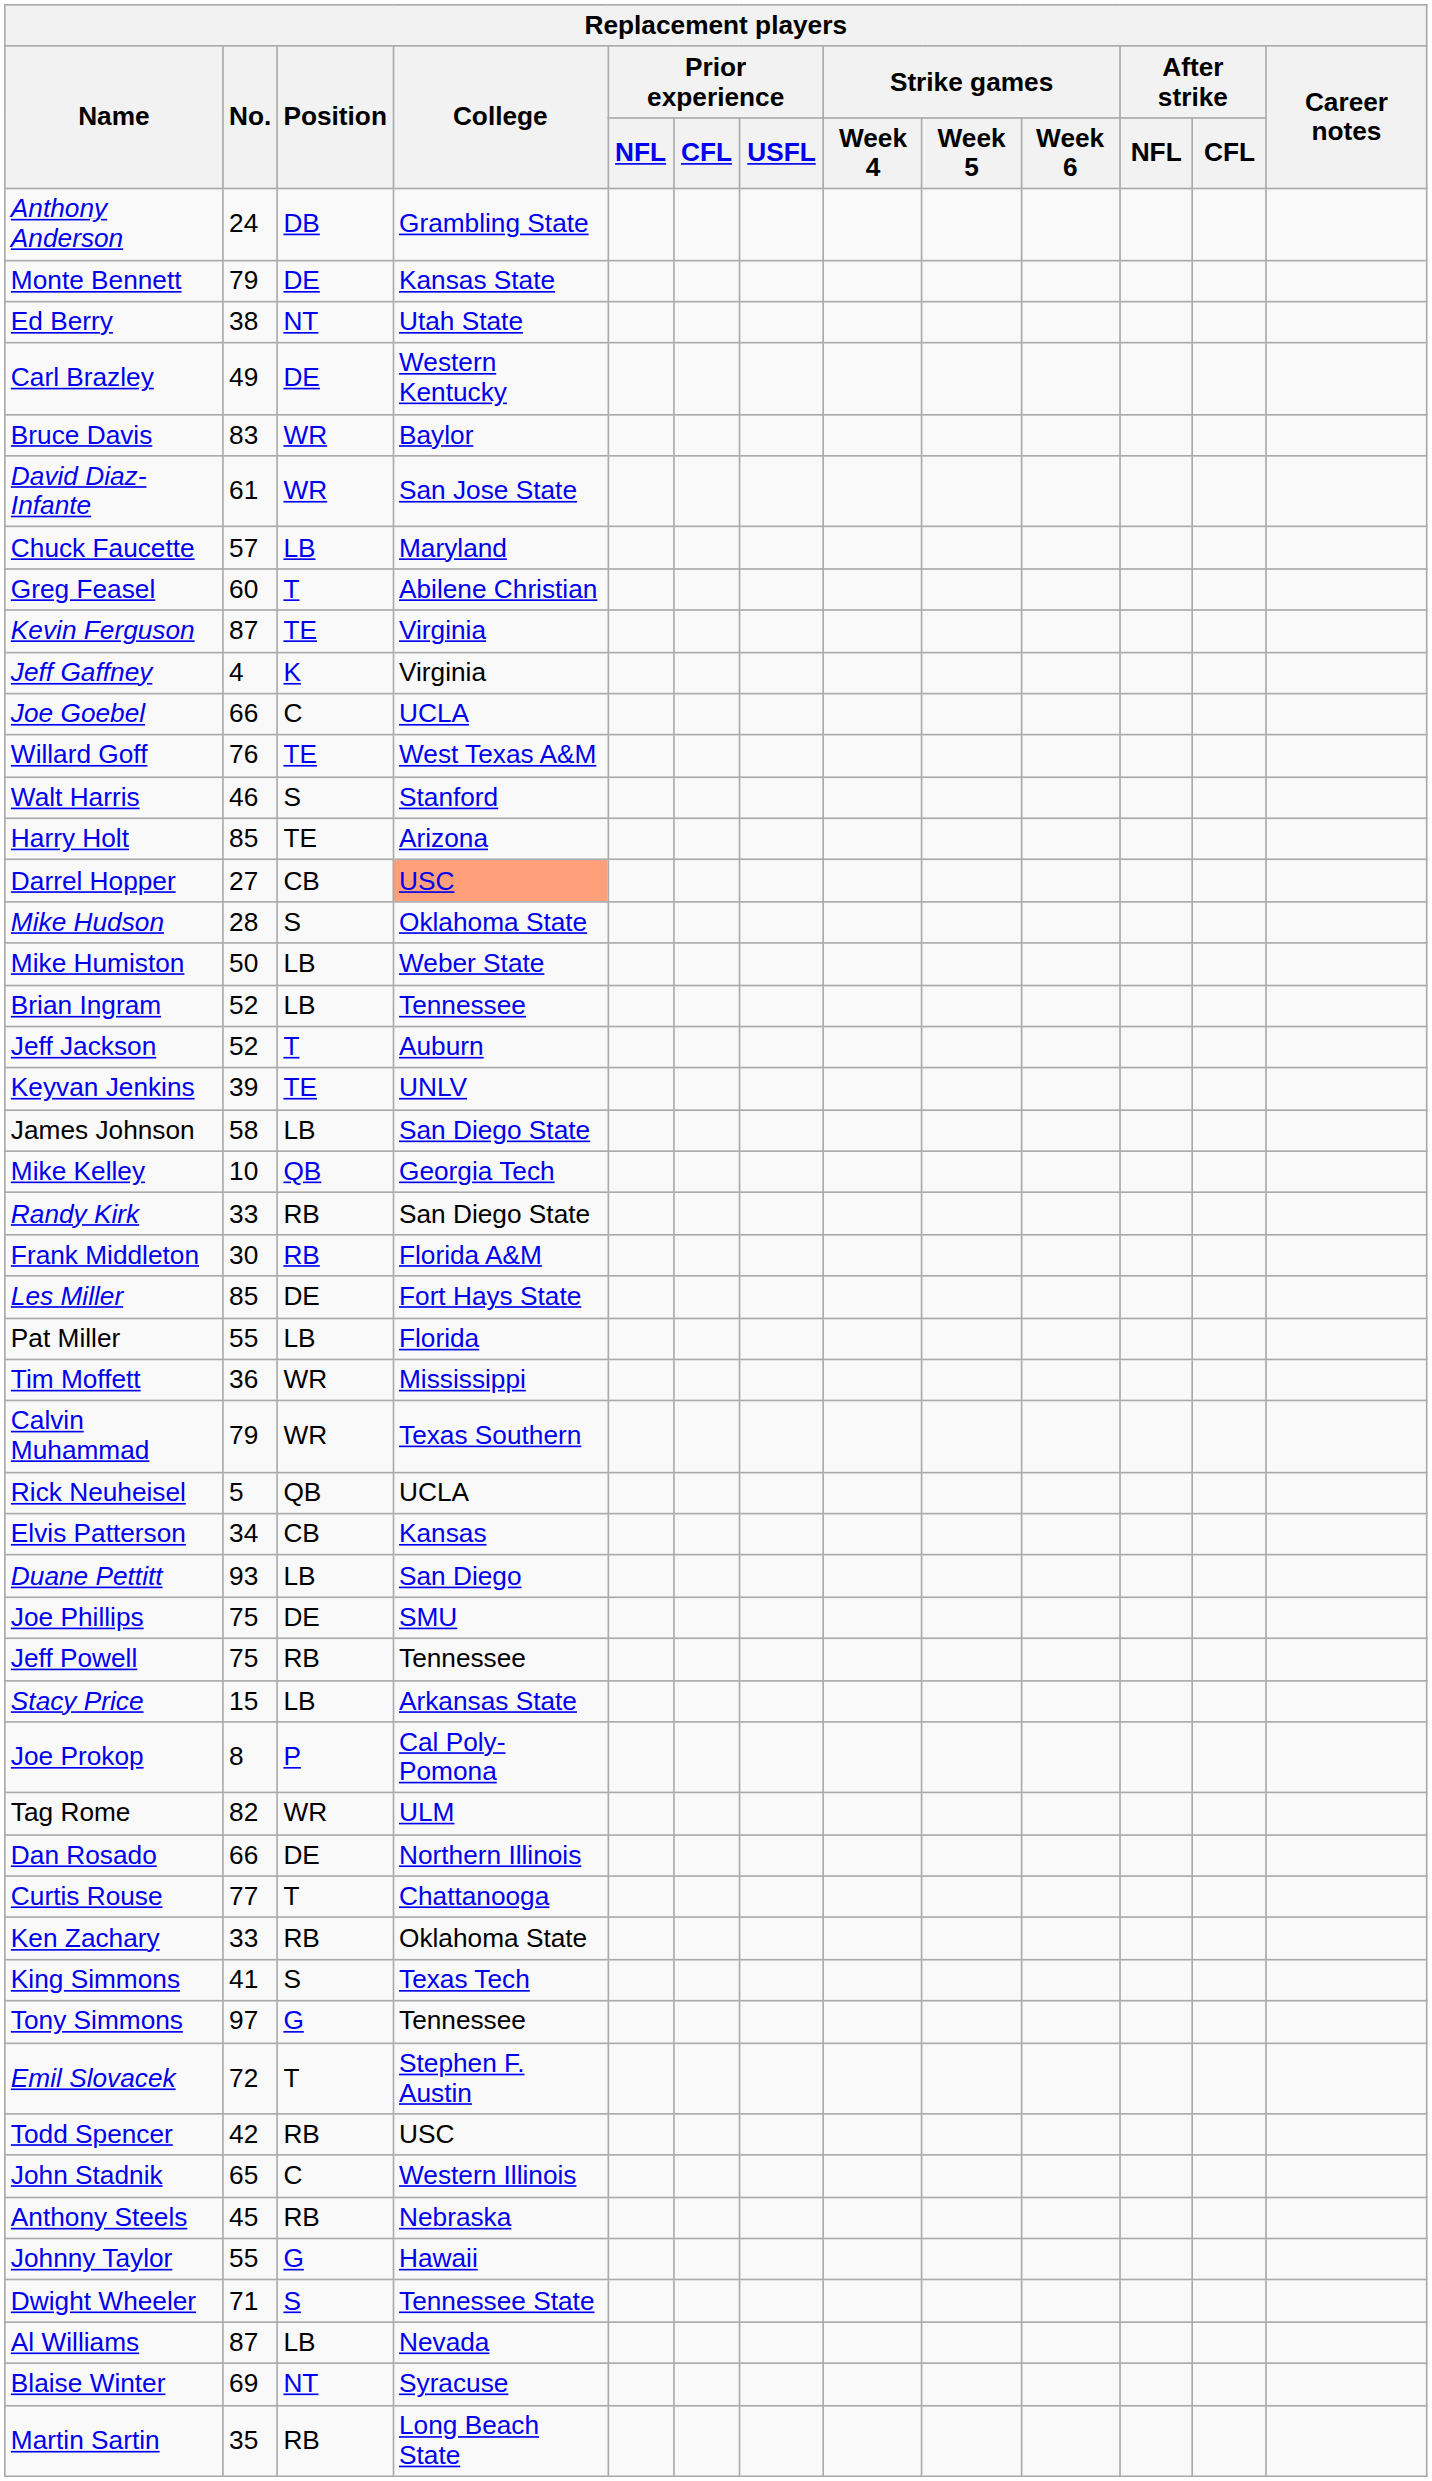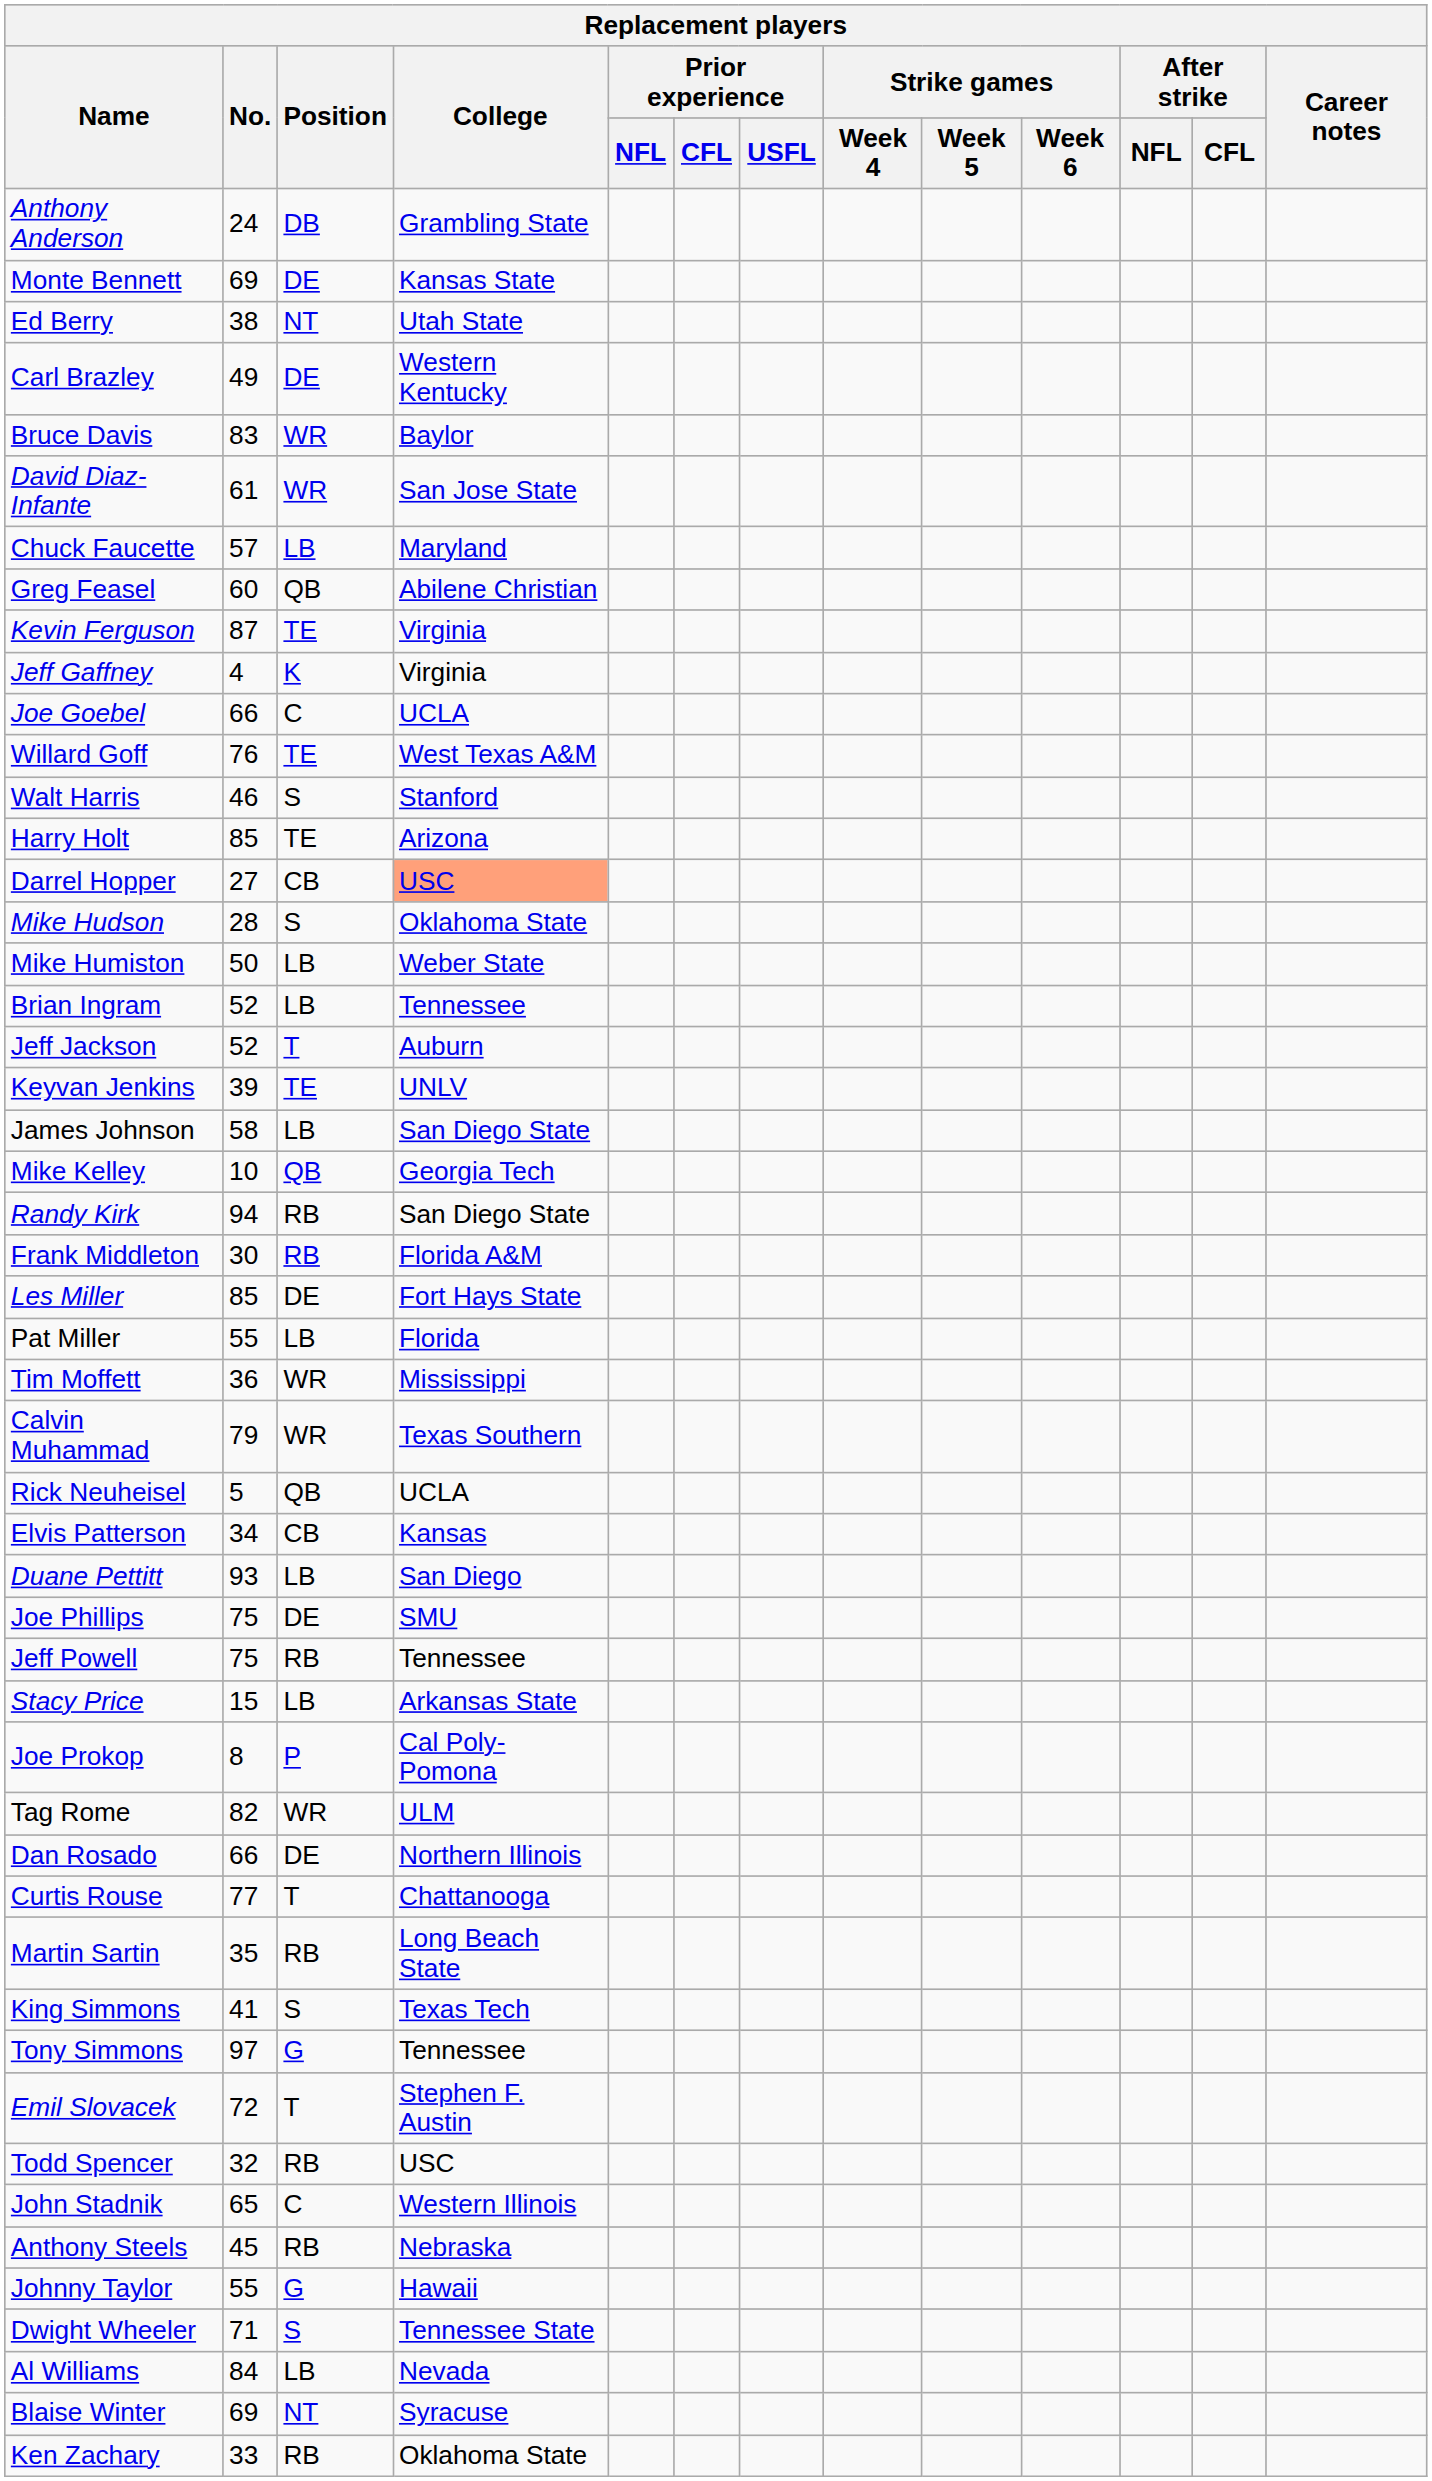(244, 280) 79 -> (244, 280) 69
(291, 589) T -> (302, 589) QB
(244, 1213) 33 -> (244, 1213) 94
rows swapped: (85, 2440) <-> (85, 1938)
(244, 2134) 42 -> (244, 2163) 32
(244, 2342) 87 -> (244, 2371) 84
